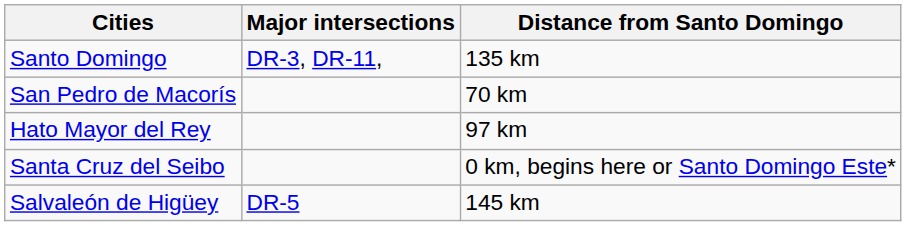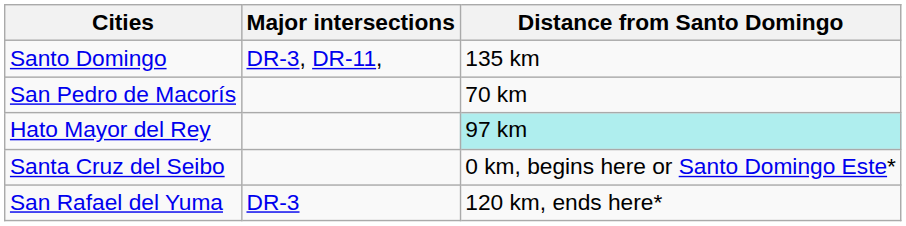(496, 130) no background -> (496, 130) paleturquoise background
- row: (114, 202)
+ row: (116, 202)
